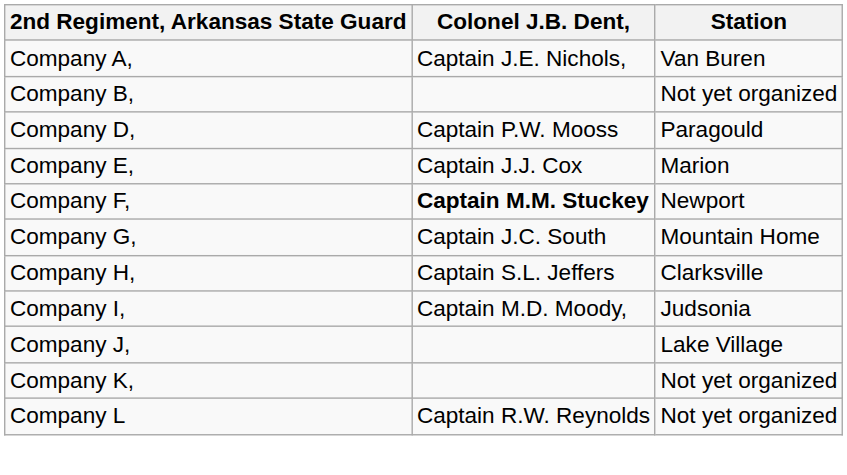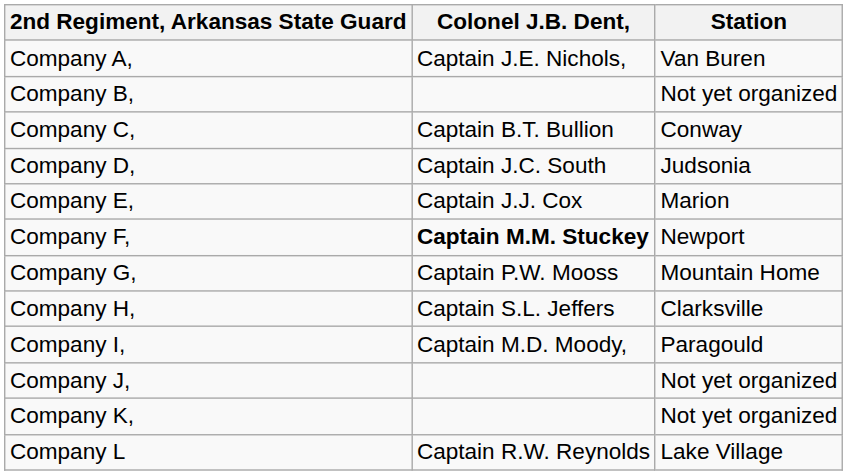+ row: (73, 129)
(518, 129) Captain P.W. Mooss -> (512, 165) Captain J.C. South
(712, 129) Paragould -> (706, 165) Judsonia
(512, 237) Captain J.C. South -> (518, 272) Captain P.W. Mooss
(706, 308) Judsonia -> (712, 344) Paragould
(722, 344) Lake Village -> (749, 380) Not yet organized
(749, 415) Not yet organized -> (722, 451) Lake Village
